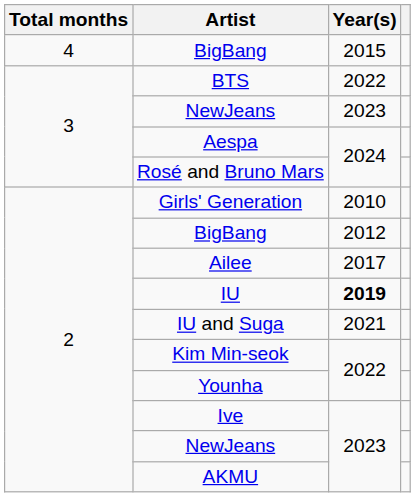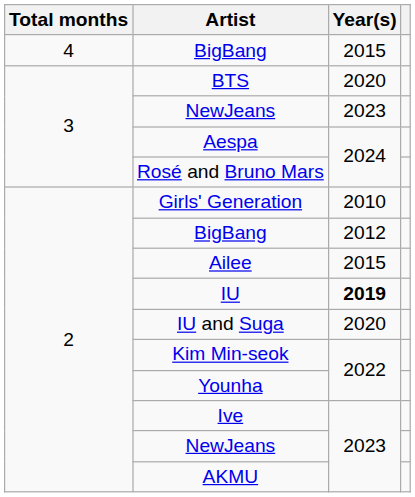(365, 80) 2022 -> (365, 80) 2020
(365, 263) 2017 -> (365, 263) 2015
(365, 324) 2021 -> (365, 324) 2020
